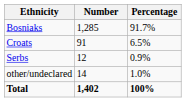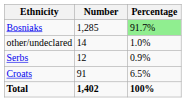(143, 27) no background -> (143, 27) lightgreen background
rows swapped: (19, 43) <-> (39, 74)
